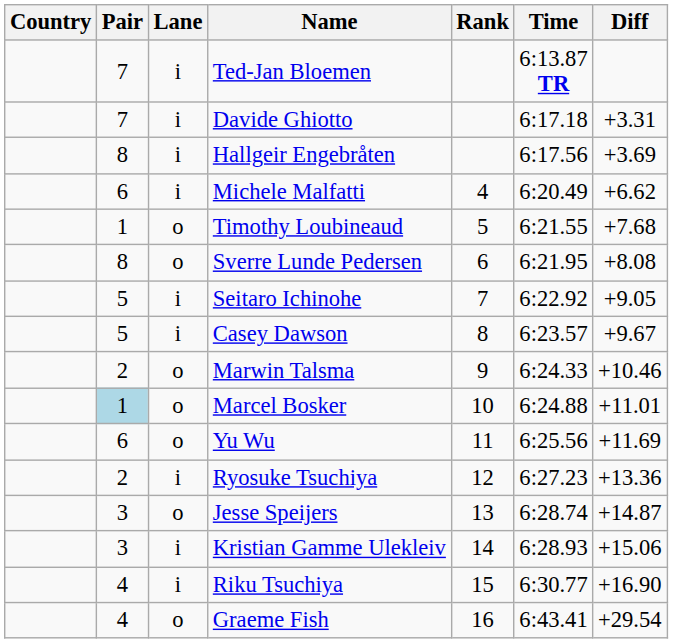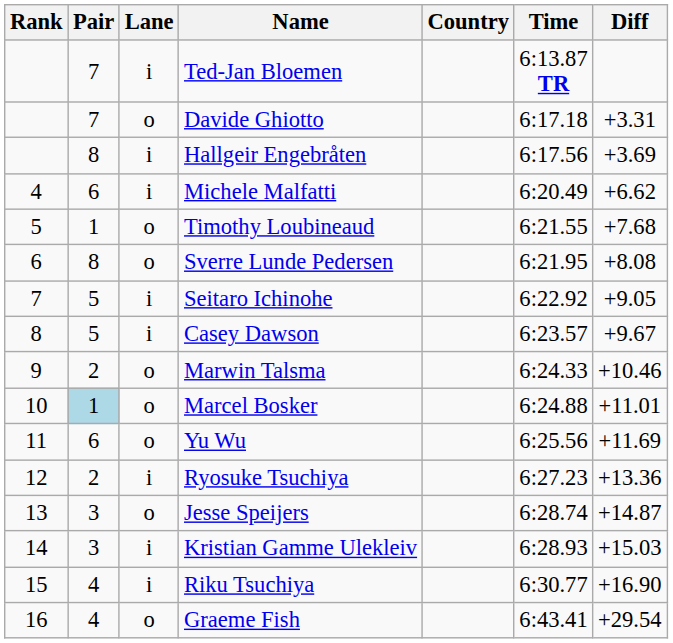columns swapped: (483, 22) <-> (51, 22)
(178, 119) i -> (149, 119) o
(630, 548) +15.06 -> (630, 548) +15.03
